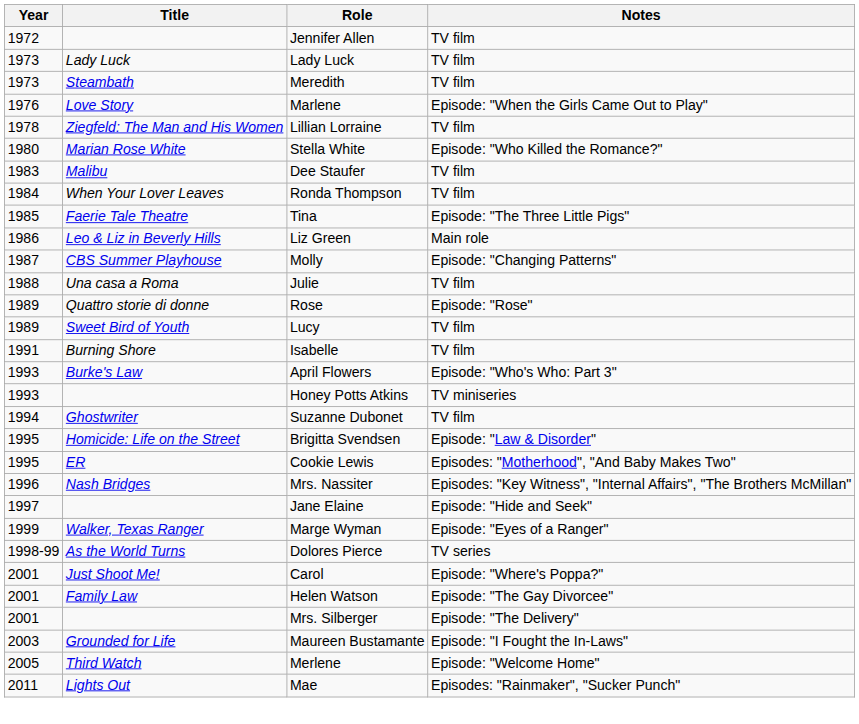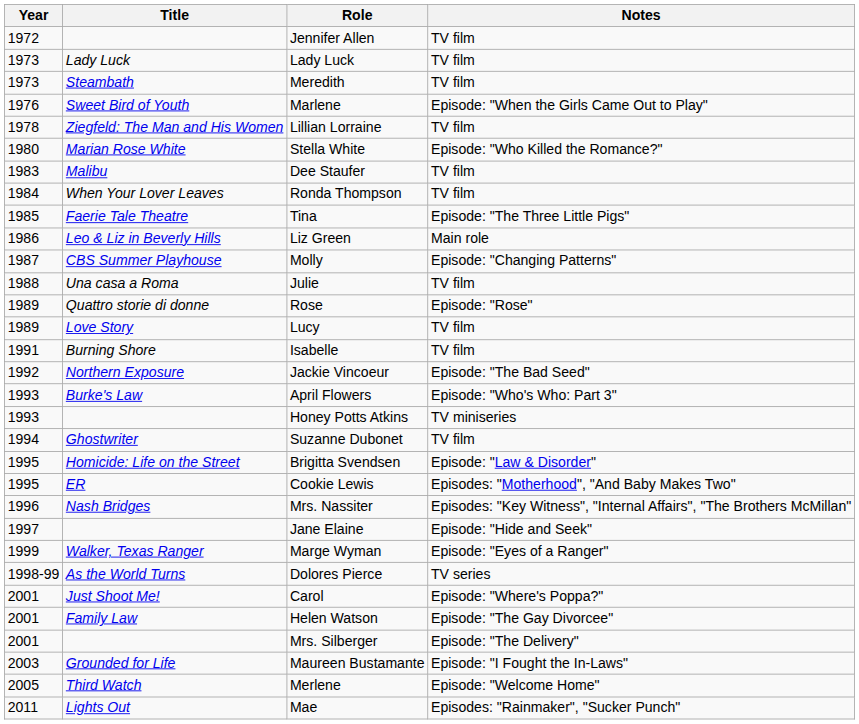(100, 104) Love Story -> (128, 104) Sweet Bird of Youth
(128, 328) Sweet Bird of Youth -> (100, 328) Love Story
+ row: (339, 372)
